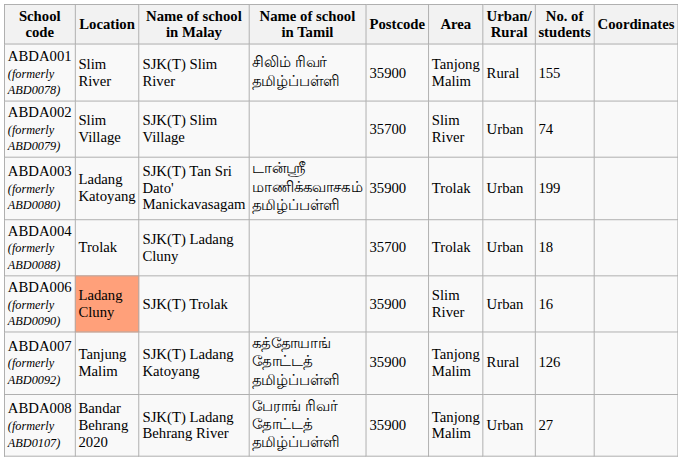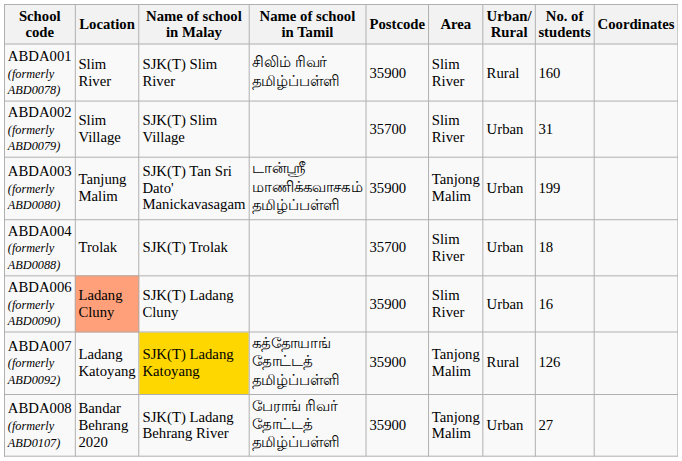(456, 72) Tanjong Malim -> (448, 72) Slim River
(549, 72) 155 -> (549, 72) 160
(546, 129) 74 -> (546, 129) 31
(107, 188) Ladang Katoyang -> (102, 188) Tanjung Malim
(451, 188) Trolak -> (456, 188) Tanjong Malim
(188, 247) SJK(T) Ladang Cluny -> (185, 247) SJK(T) Trolak
(451, 247) Trolak -> (448, 247) Slim River
(185, 304) SJK(T) Trolak -> (188, 304) SJK(T) Ladang Cluny
(102, 363) Tanjung Malim -> (107, 363) Ladang Katoyang
(188, 363) no background -> (188, 363) gold background
